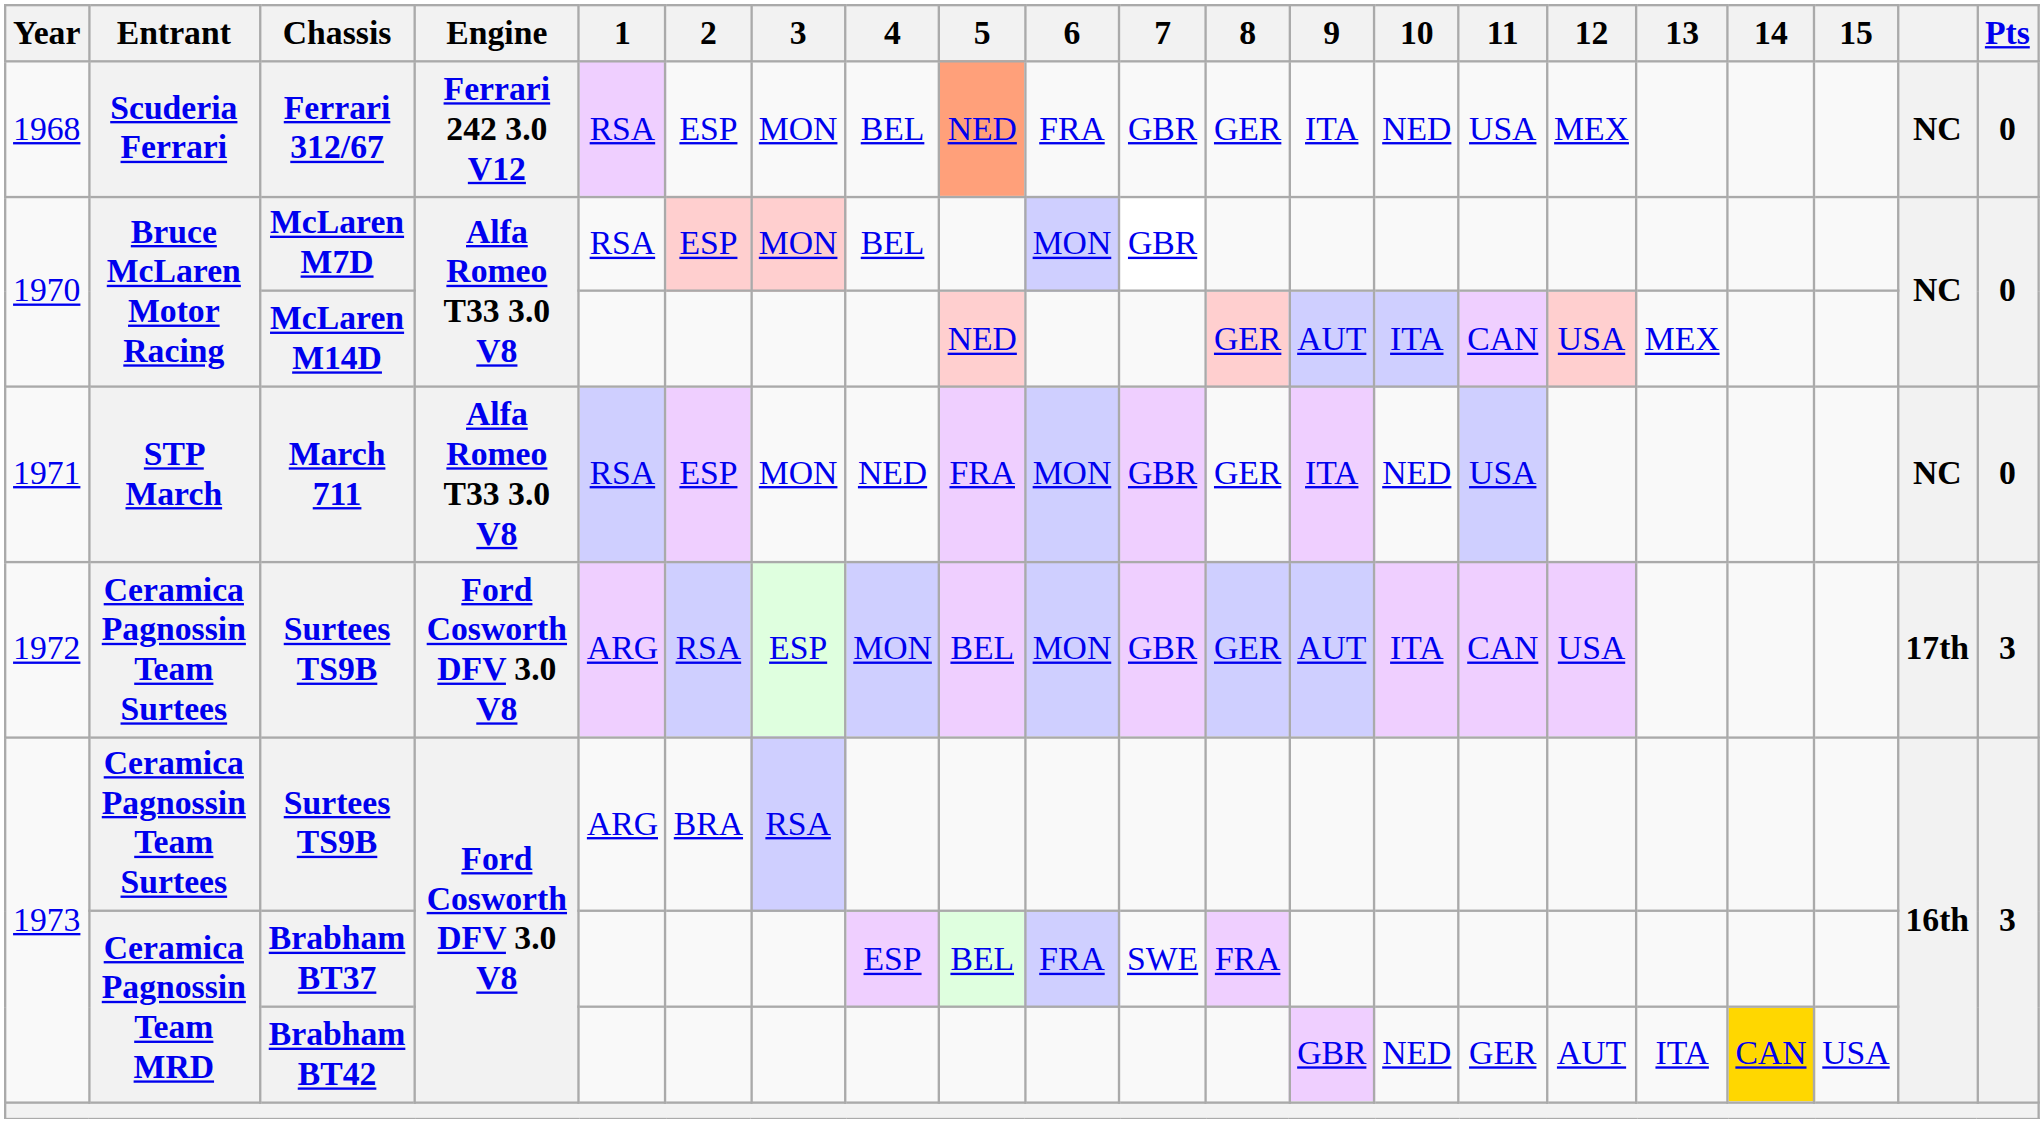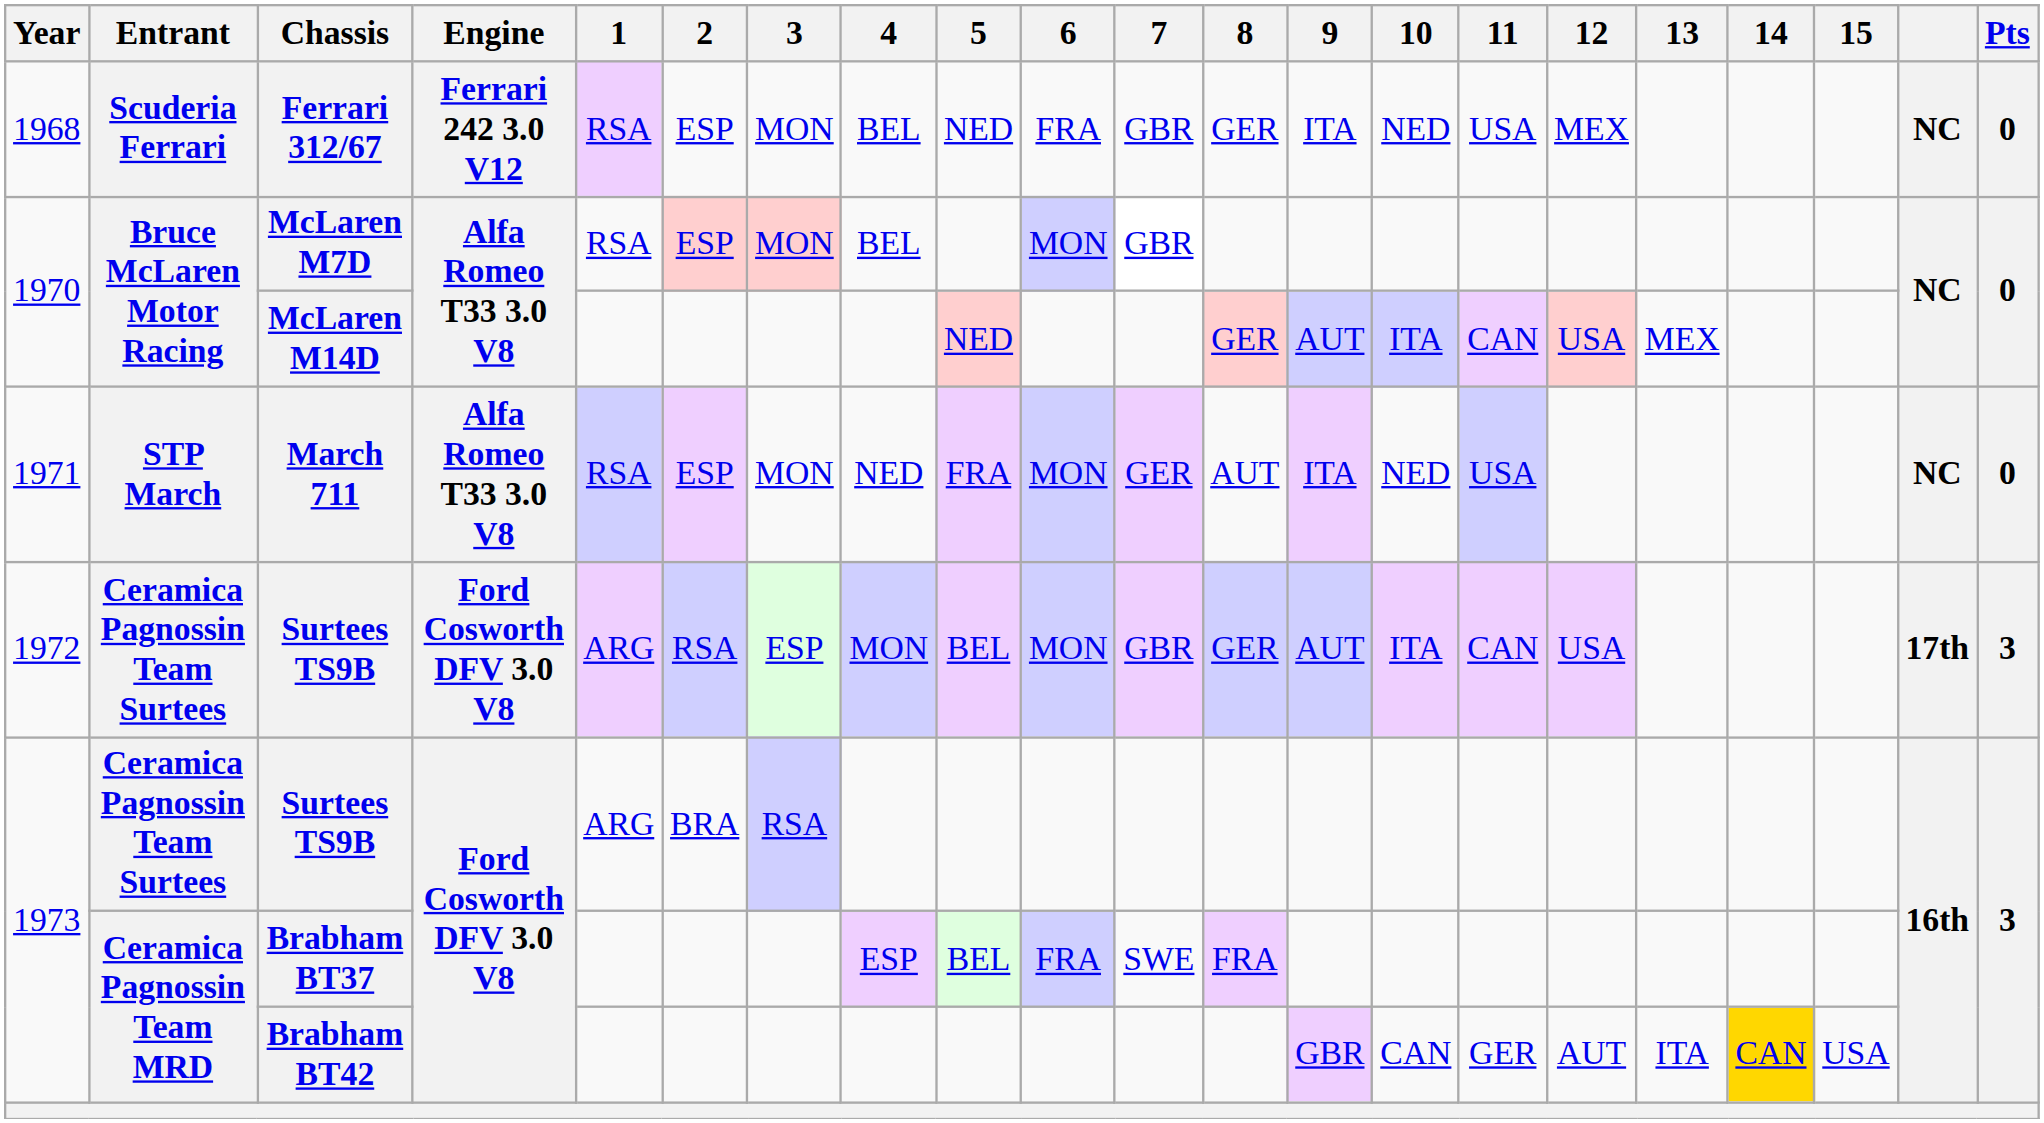(982, 128) lightsalmon background -> (979, 128) no background
(1163, 473) GBR -> (1159, 473) GER
(1248, 473) GER -> (1245, 473) AUT
(1417, 1054) NED -> (1416, 1054) CAN
